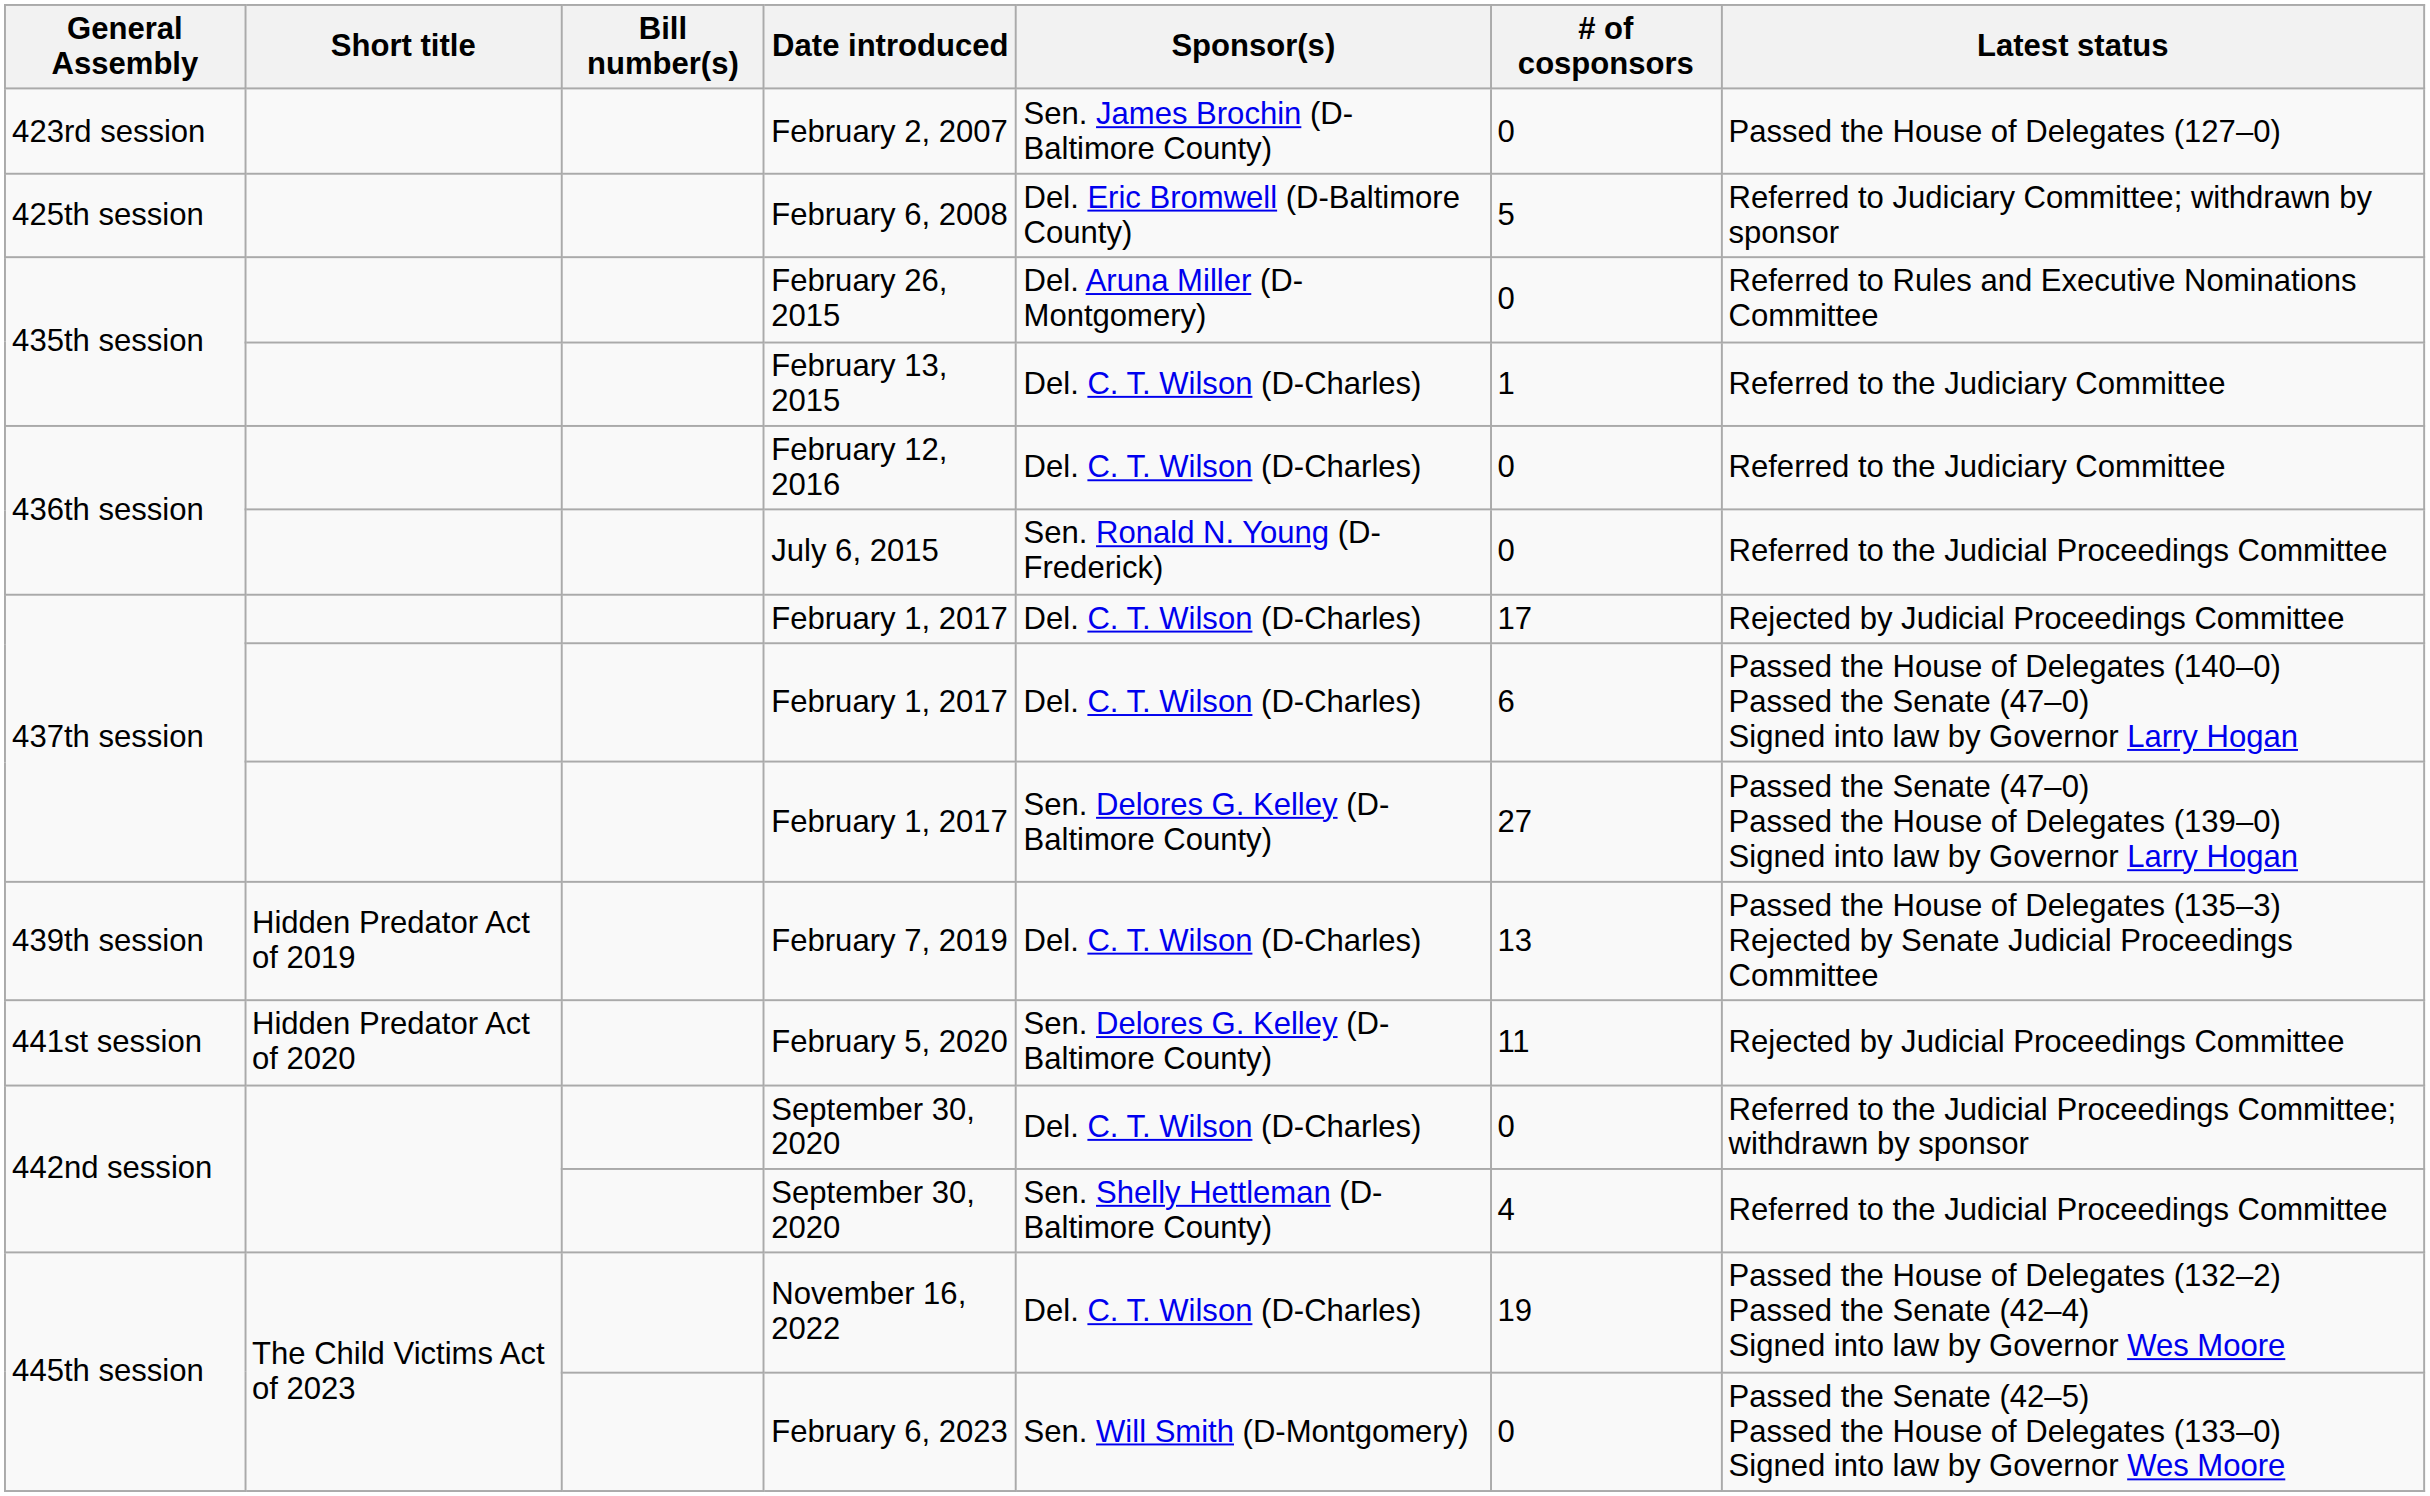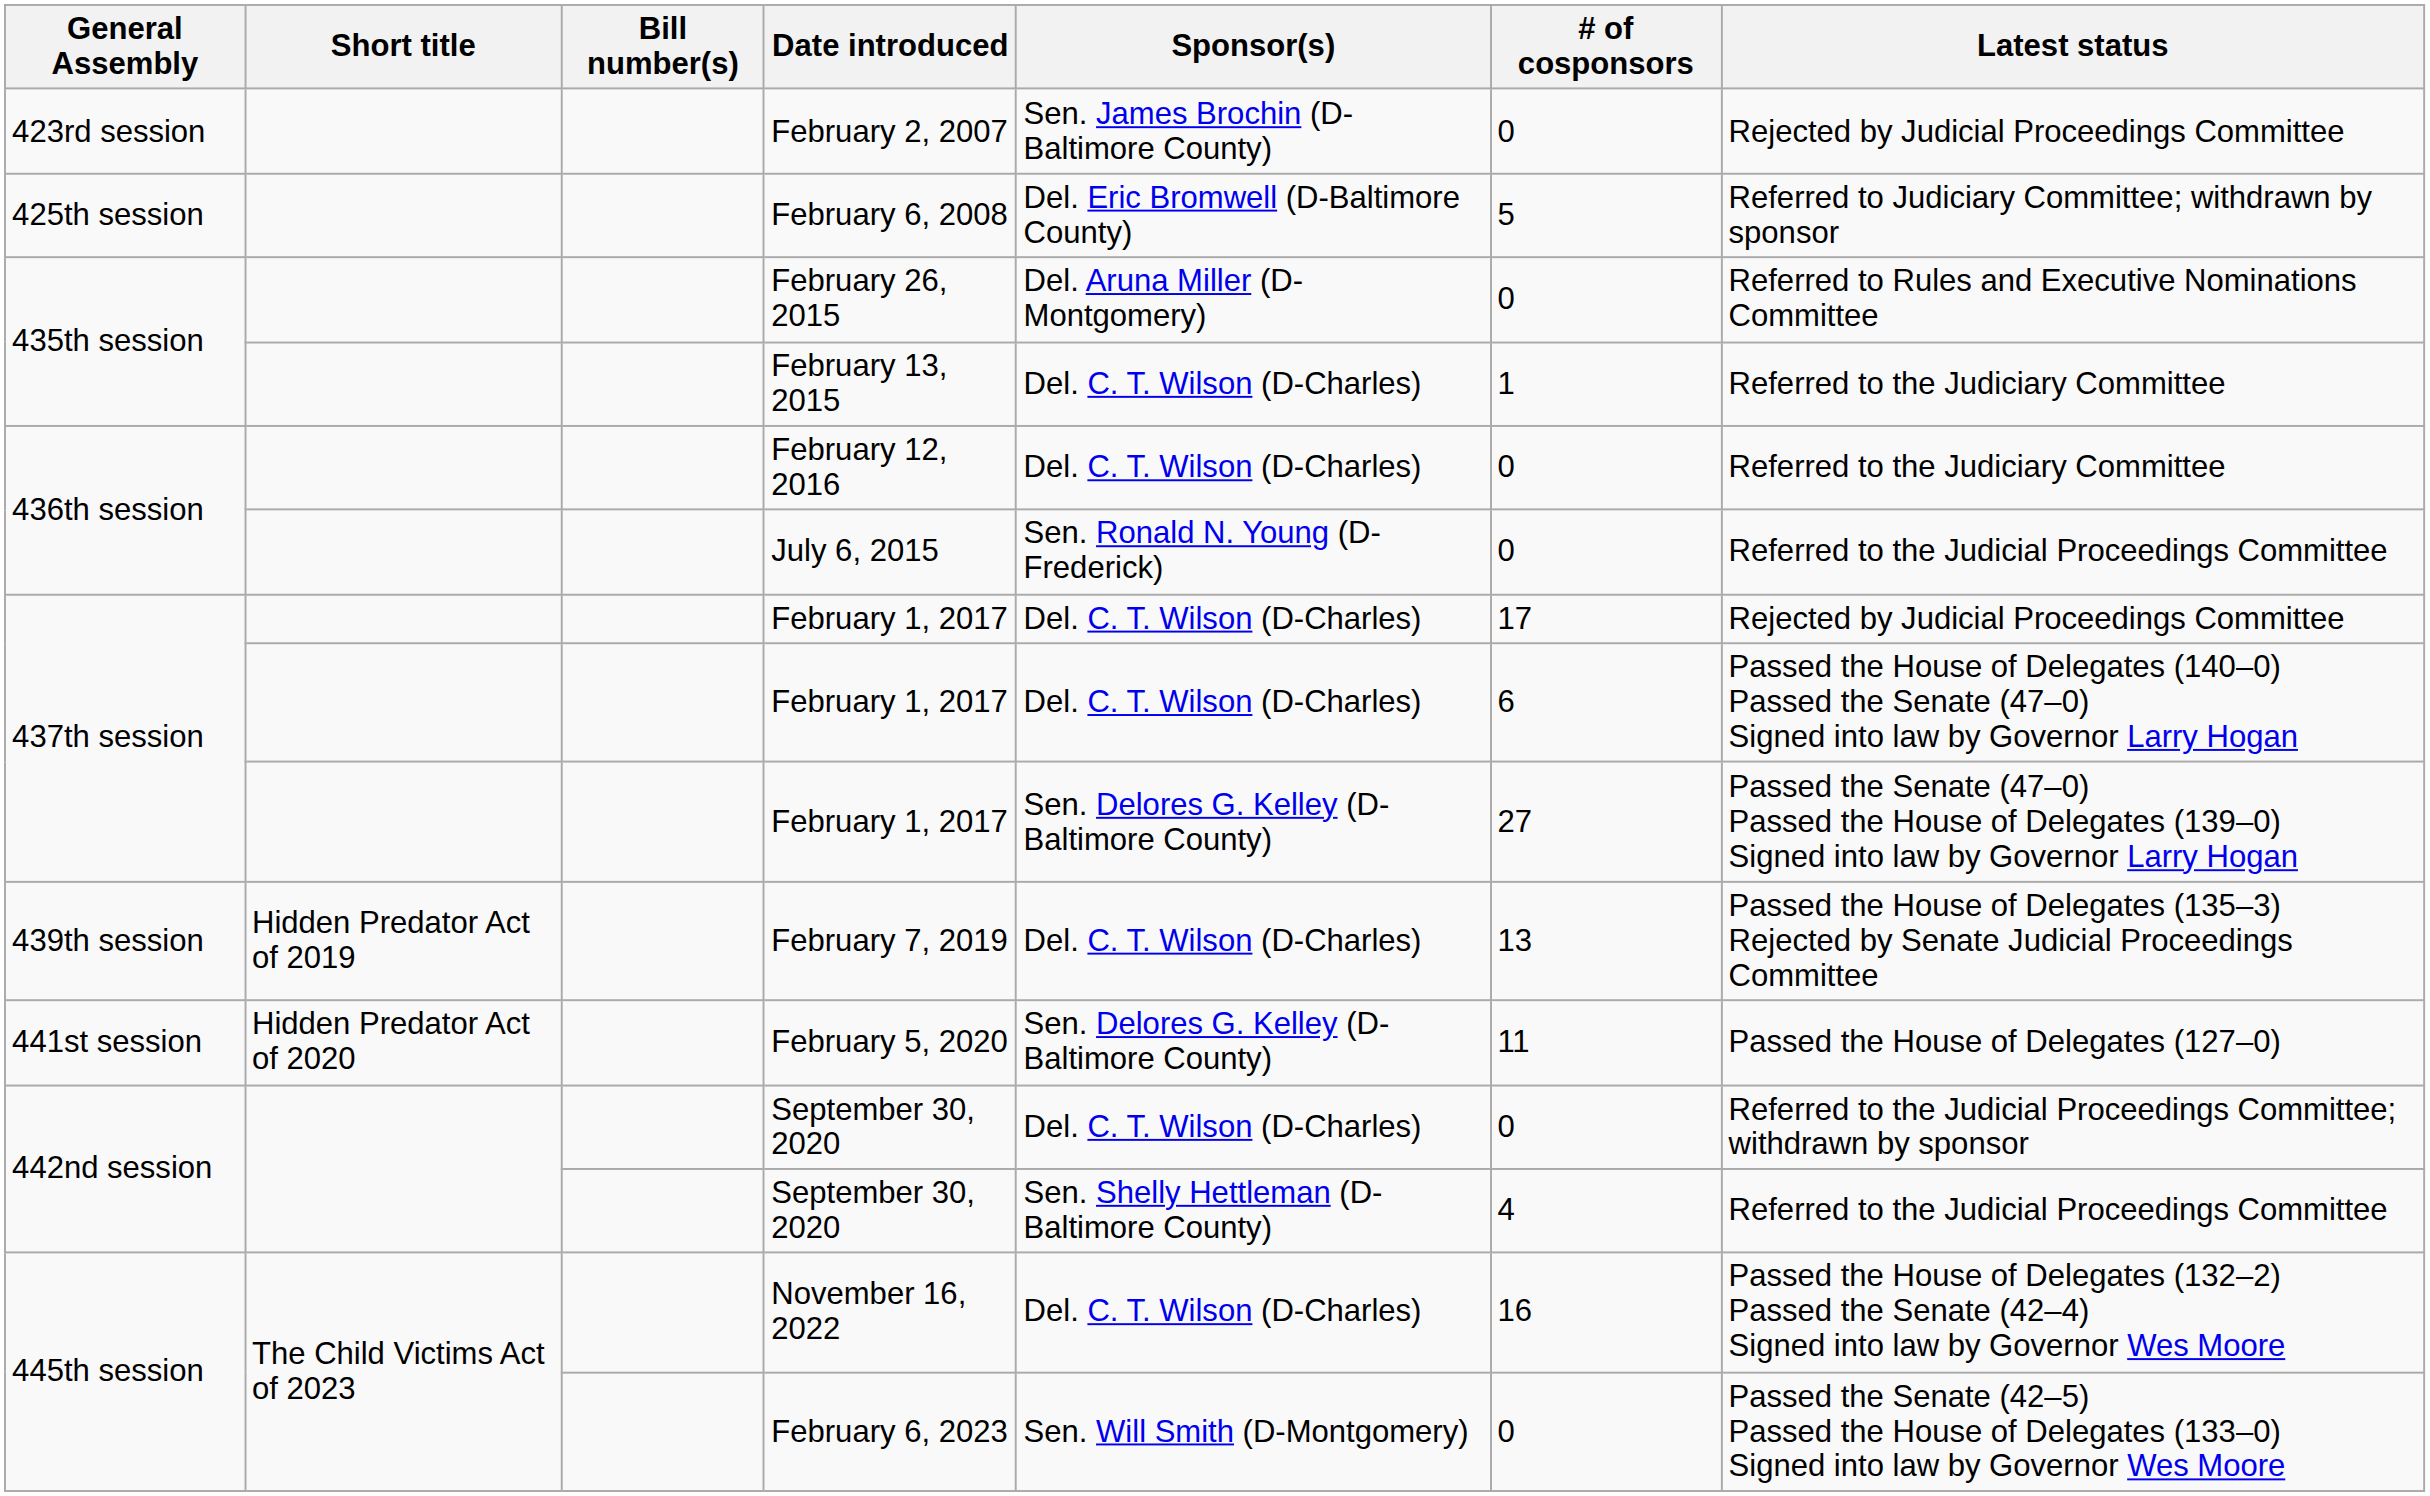(2005, 130) Passed the House of Delegates (127–0) -> (2037, 130) Rejected by Judicial Proceedings Committee
(2037, 1042) Rejected by Judicial Proceedings Committee -> (2005, 1042) Passed the House of Delegates (127–0)
(1515, 1311) 19 -> (1515, 1311) 16
